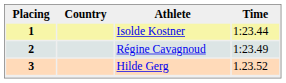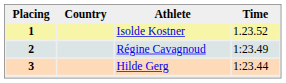(251, 31) 1:23.44 -> (250, 31) 1.23.52
(250, 66) 1.23.52 -> (251, 66) 1:23.44
